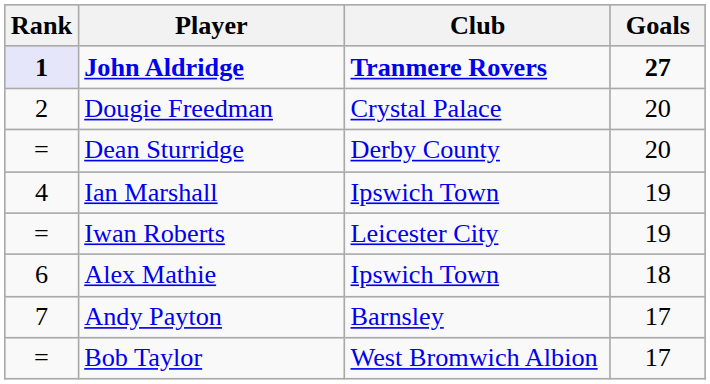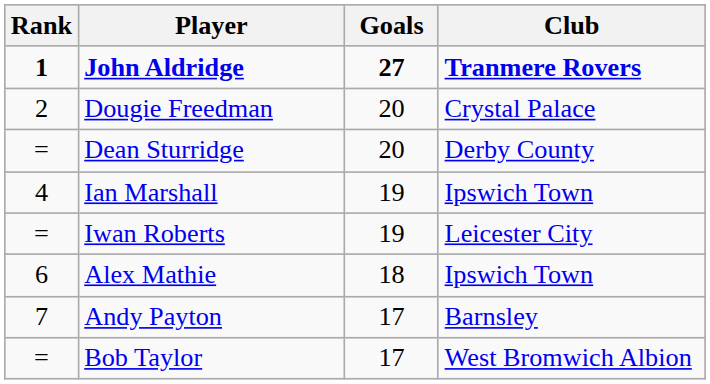columns swapped: (478, 25) <-> (658, 25)
(41, 66) lavender background -> (41, 66) no background
